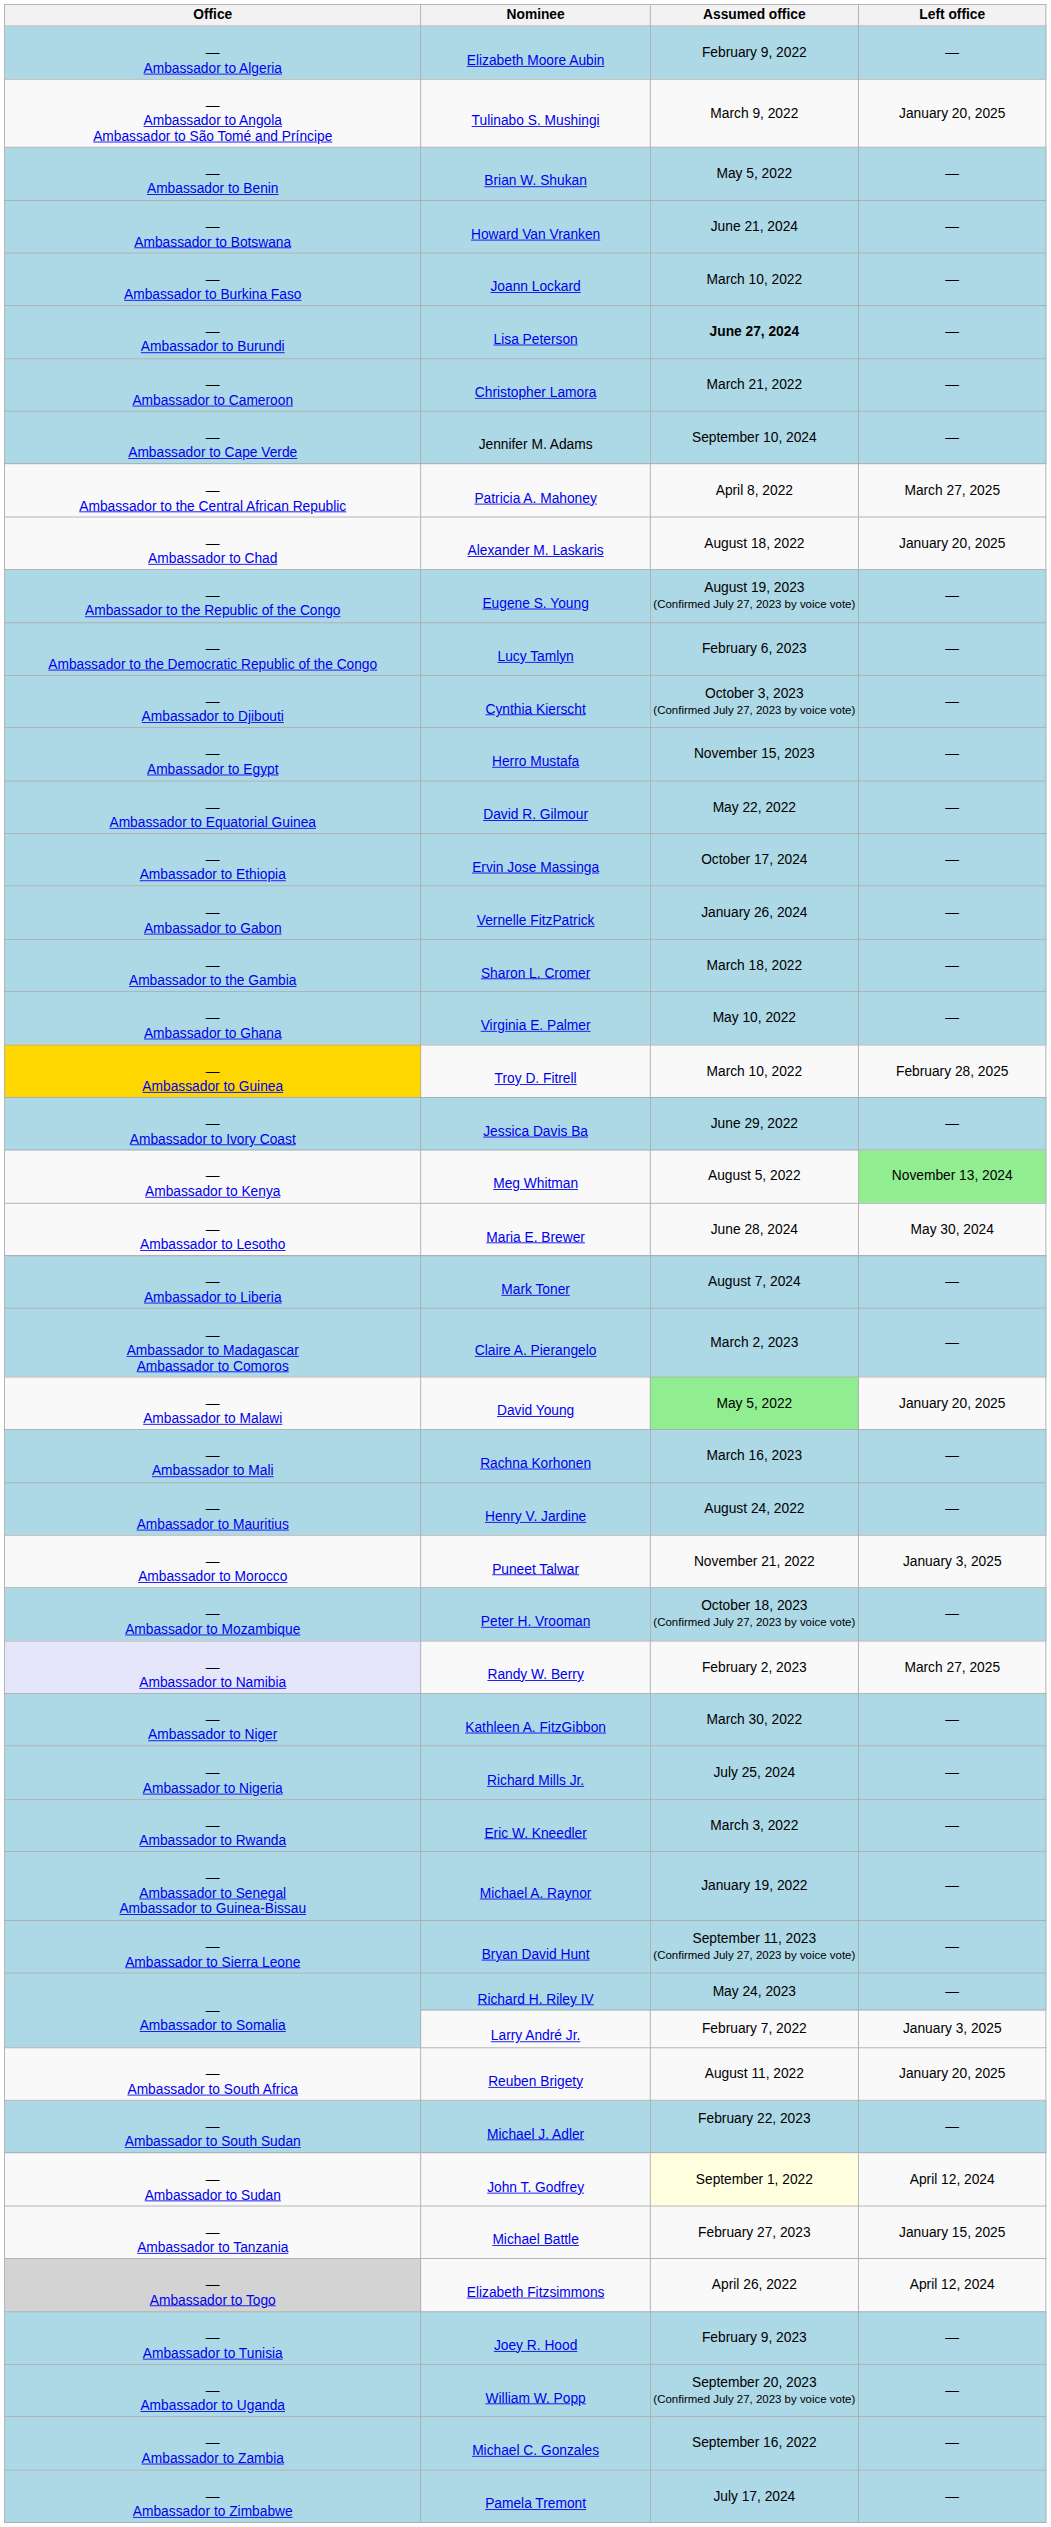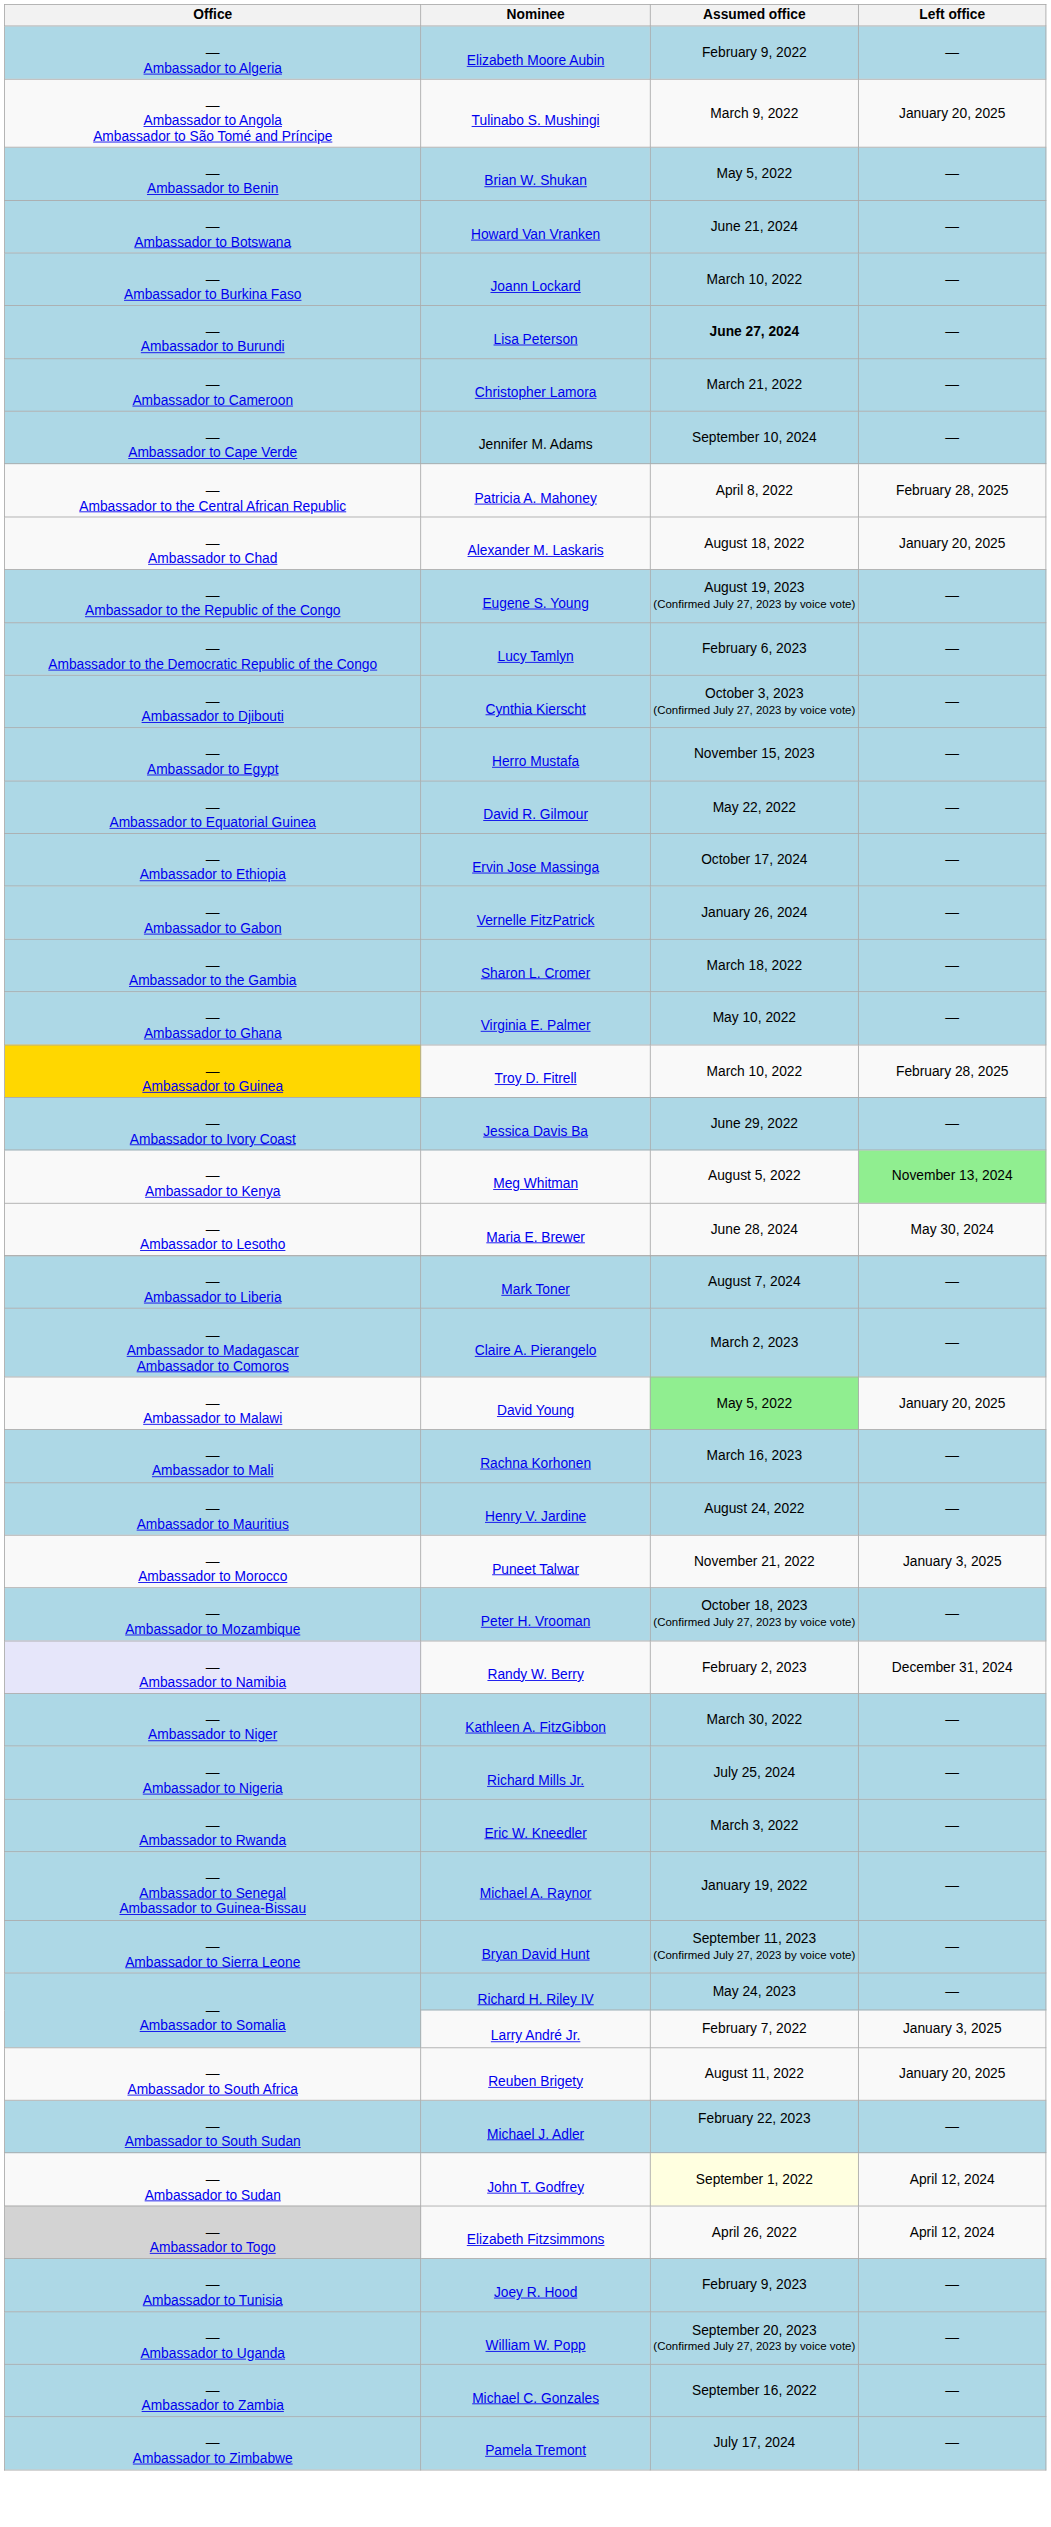(952, 490) March 27, 2025 -> (952, 490) February 28, 2025
(952, 1667) March 27, 2025 -> (952, 1667) December 31, 2024
- row: (536, 2240)
